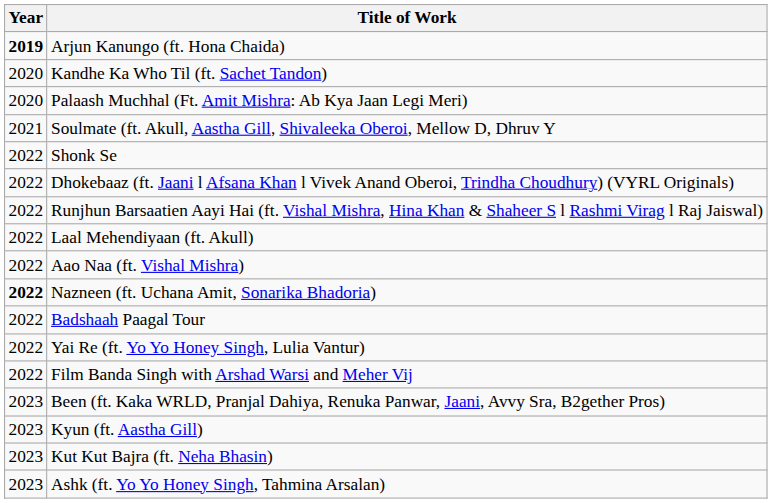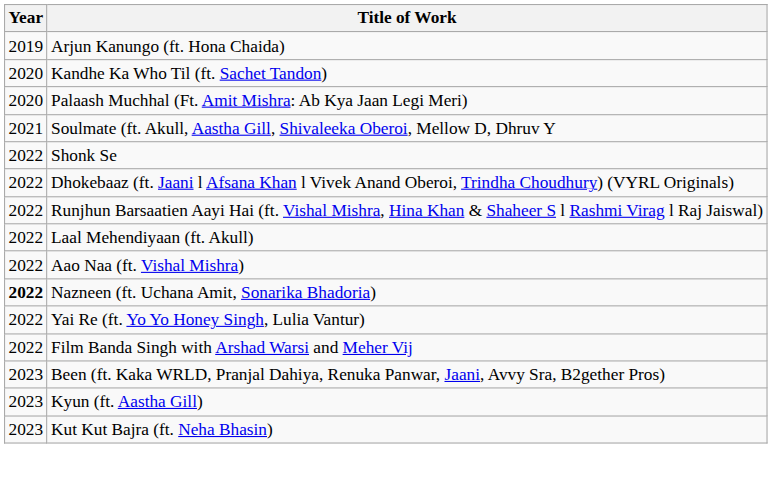(26, 45) bold -> (26, 45) normal
- row: (128, 319)
- row: (218, 484)
